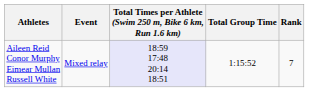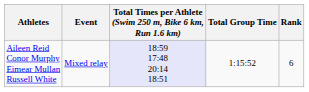(291, 63) 7 -> (291, 63) 6
